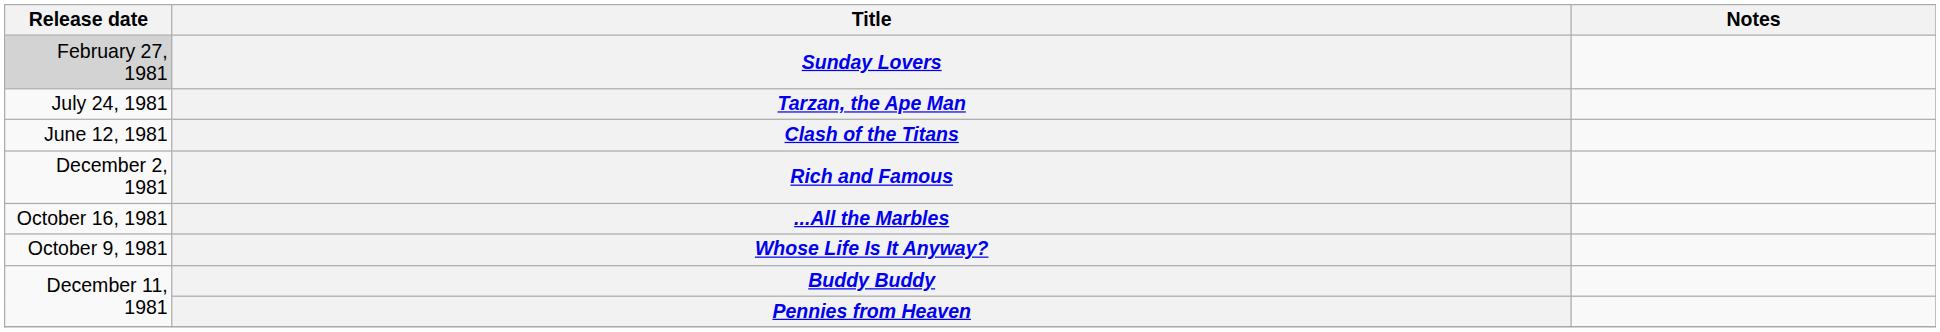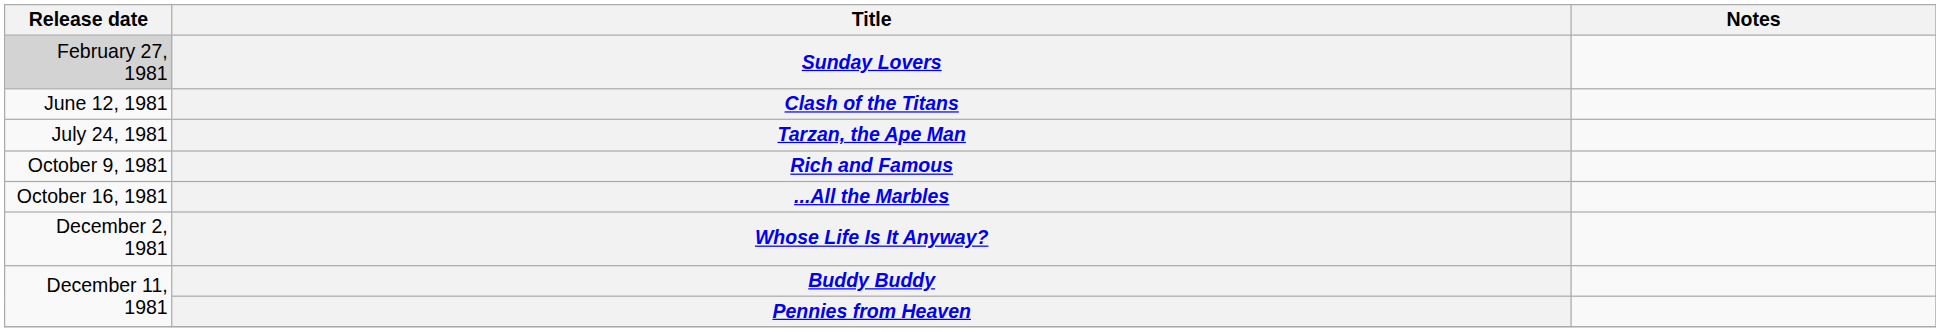rows swapped: (872, 134) <-> (872, 103)
(112, 176) December 2, 1981 -> (98, 165) October 9, 1981
(98, 249) October 9, 1981 -> (112, 238) December 2, 1981
